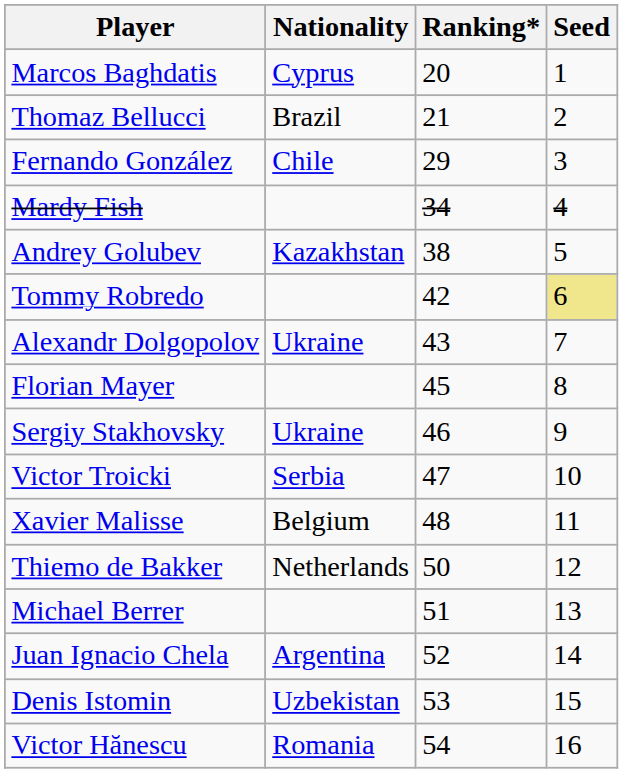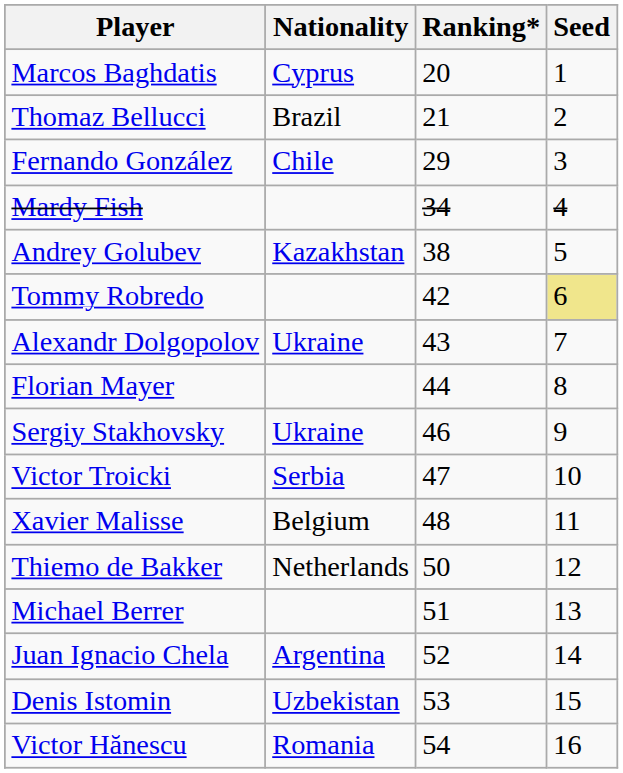(436, 386) 45 -> (436, 386) 44
